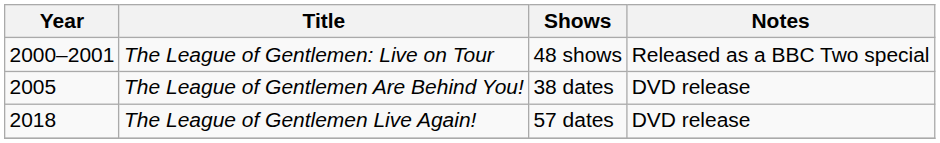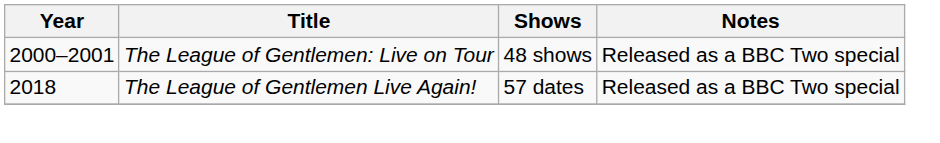- row: (324, 87)
(691, 120) DVD release -> (751, 87) Released as a BBC Two special
